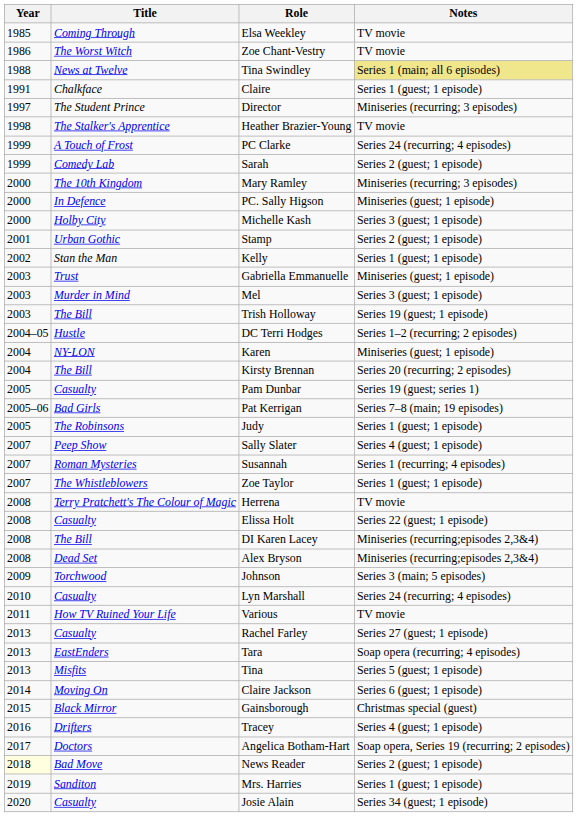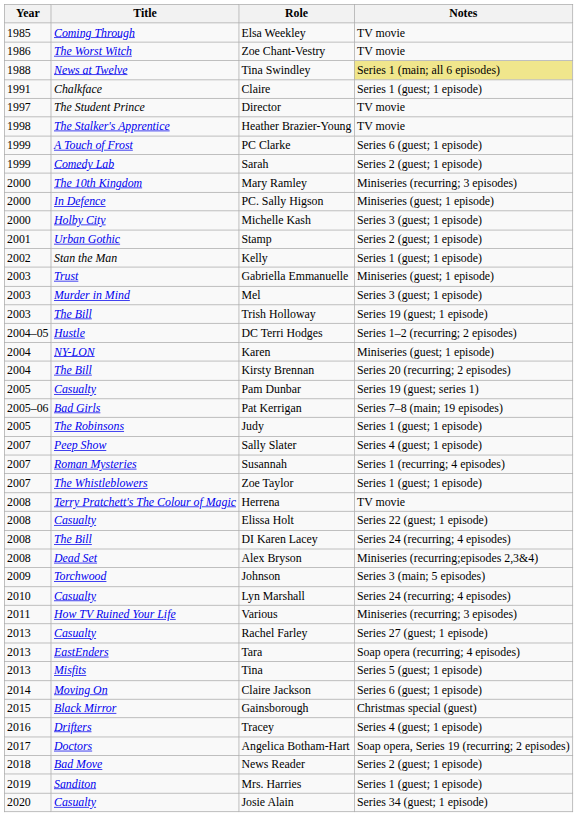(437, 107) Miniseries (recurring; 3 episodes) -> (381, 107) TV movie
(434, 145) Series 24 (recurring; 4 episodes) -> (419, 145) Series 6 (guest; 1 episode)
(448, 539) Miniseries (recurring;episodes 2,3&4) -> (434, 539) Series 24 (recurring; 4 episodes)
(381, 614) TV movie -> (437, 614) Miniseries (recurring; 3 episodes)
(19, 764) lightyellow background -> (19, 764) no background
